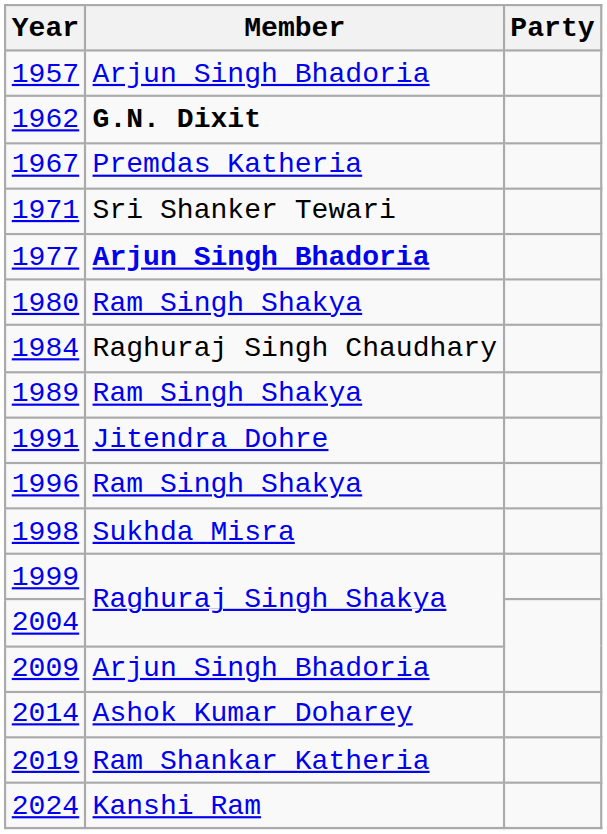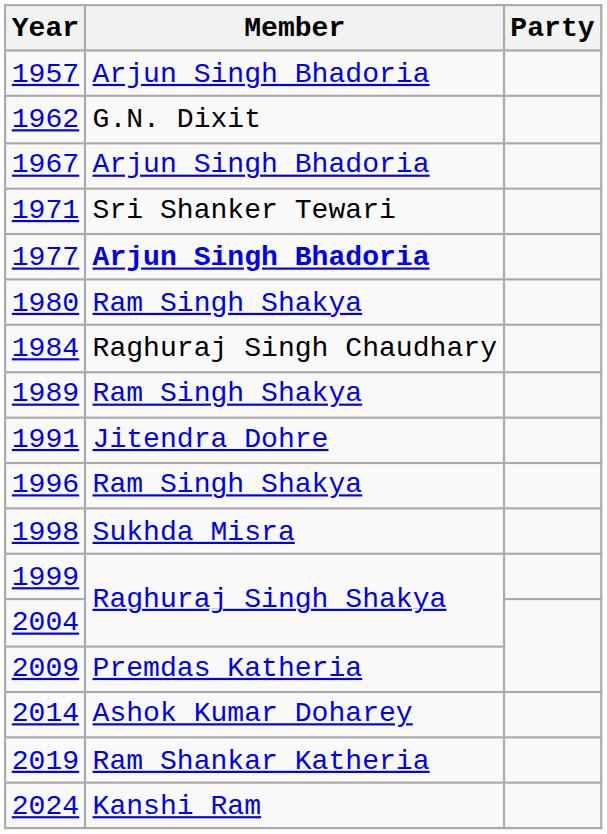(177, 119) bold -> (177, 119) normal
(227, 165) Premdas Katheria -> (261, 165) Arjun Singh Bhadoria
(261, 669) Arjun Singh Bhadoria -> (227, 669) Premdas Katheria
